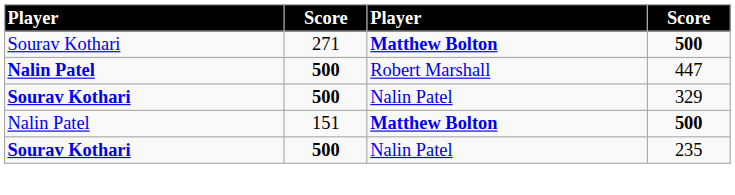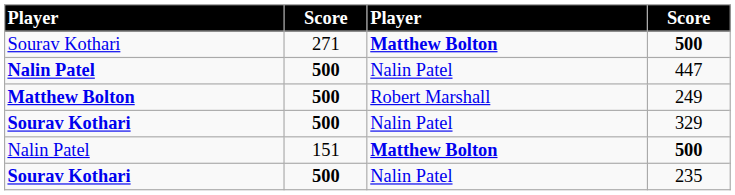(430, 70) Robert Marshall -> (411, 70) Nalin Patel
+ row: (71, 97)
